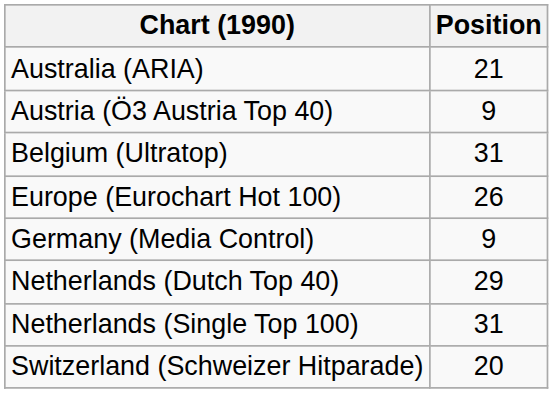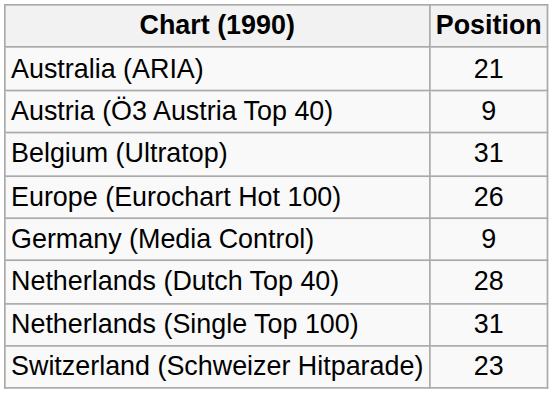(489, 281) 29 -> (489, 281) 28
(489, 366) 20 -> (489, 366) 23
